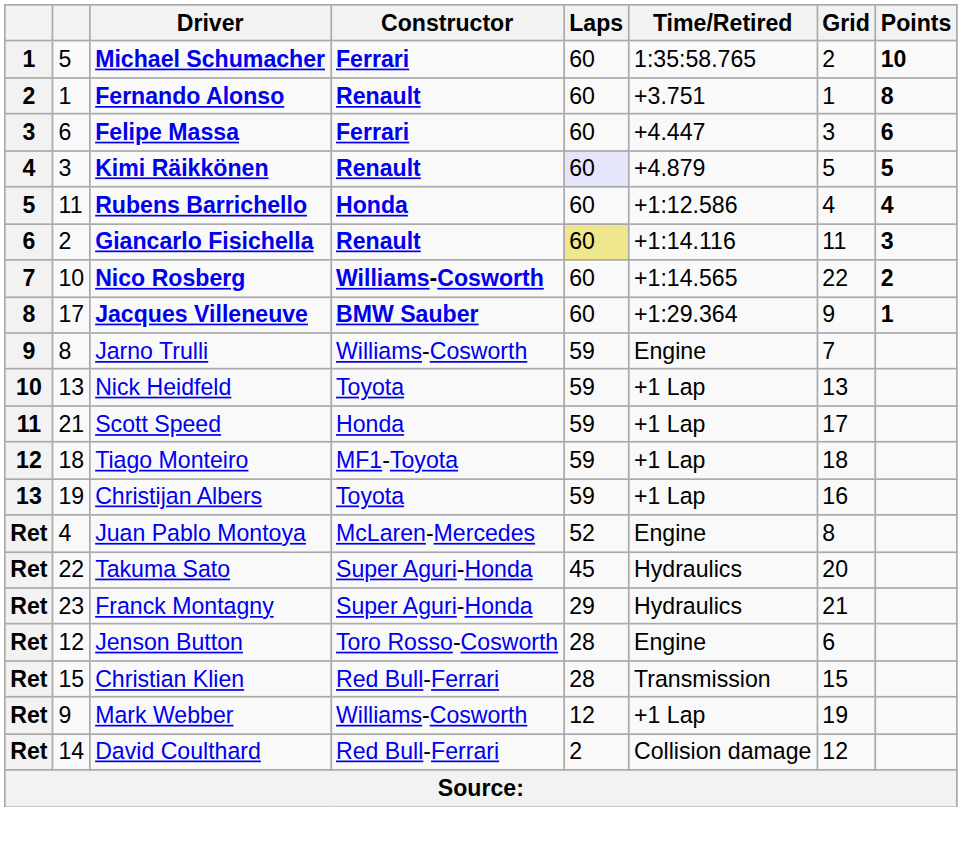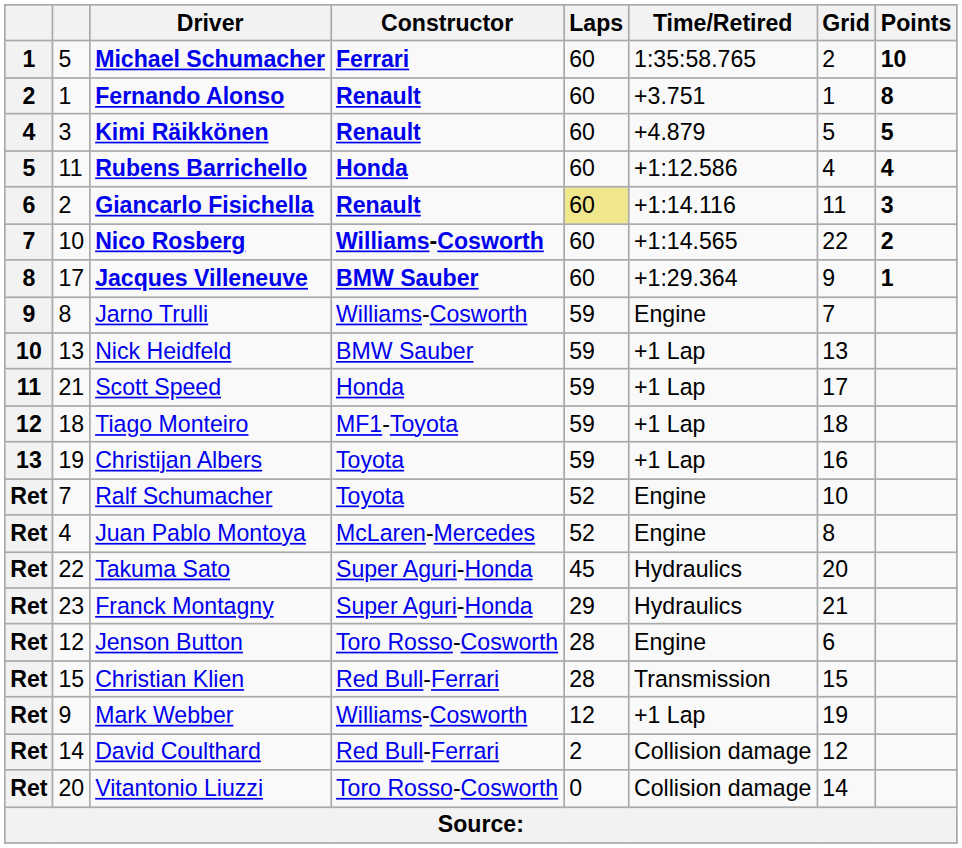- row: (167, 132)
(582, 168) lavender background -> (582, 132) no background
(370, 387) Toyota -> (405, 351) BMW Sauber
+ row: (184, 496)
+ row: (179, 788)
